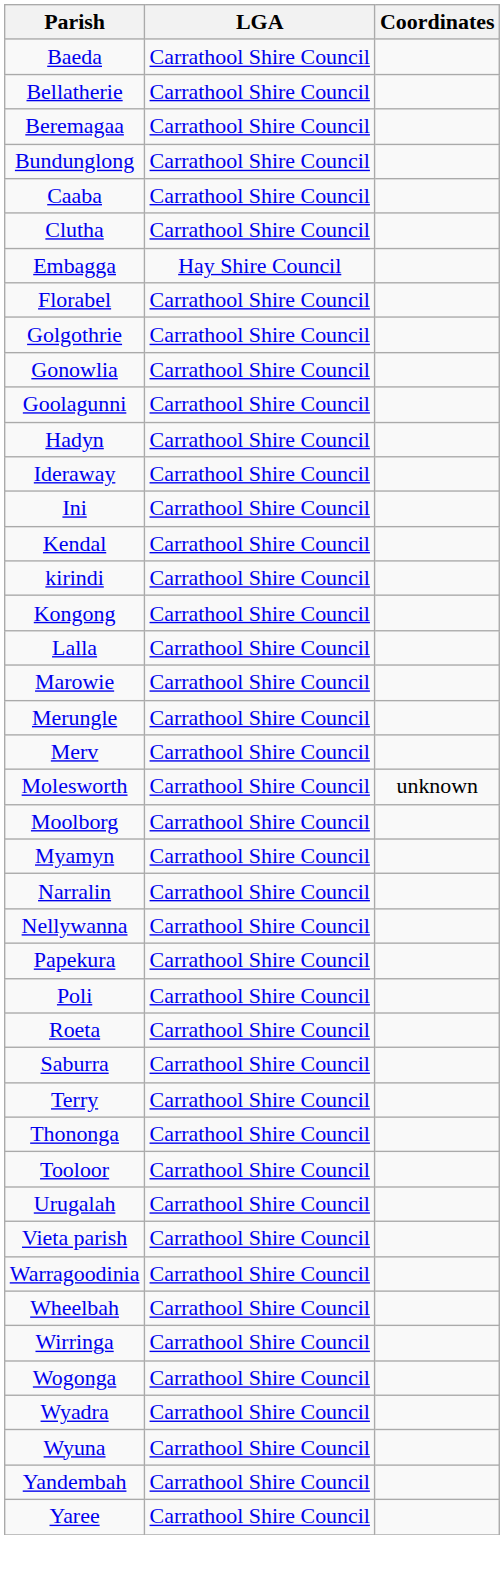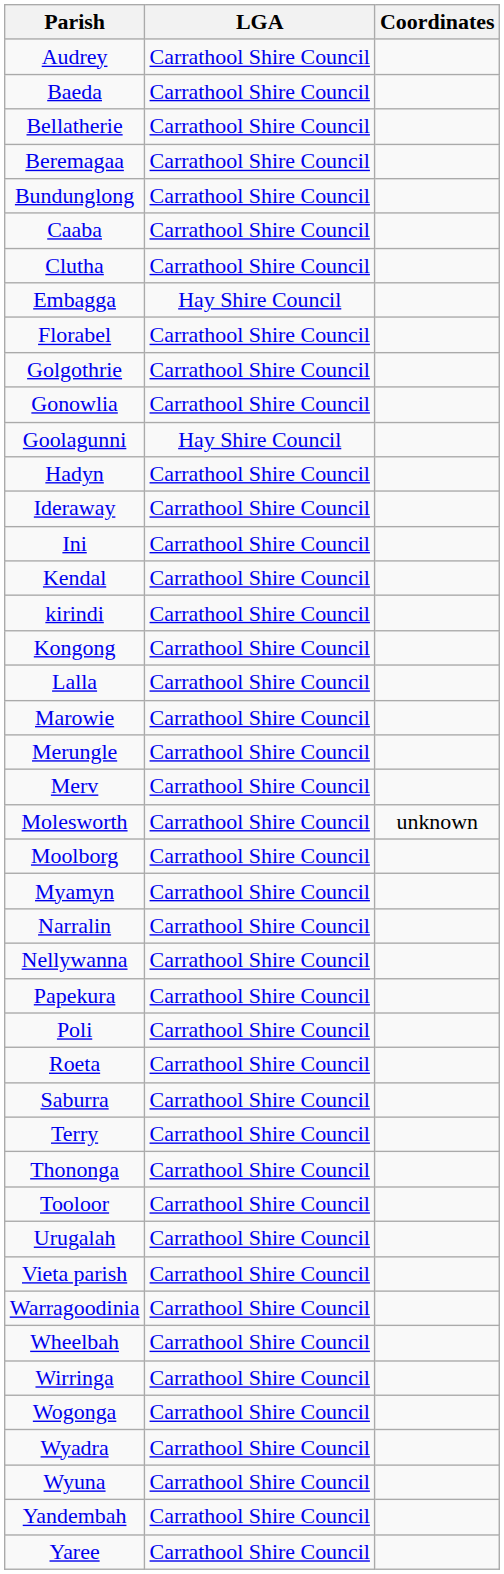+ row: (75, 56)
(260, 404) Carrathool Shire Council -> (260, 439) Hay Shire Council
